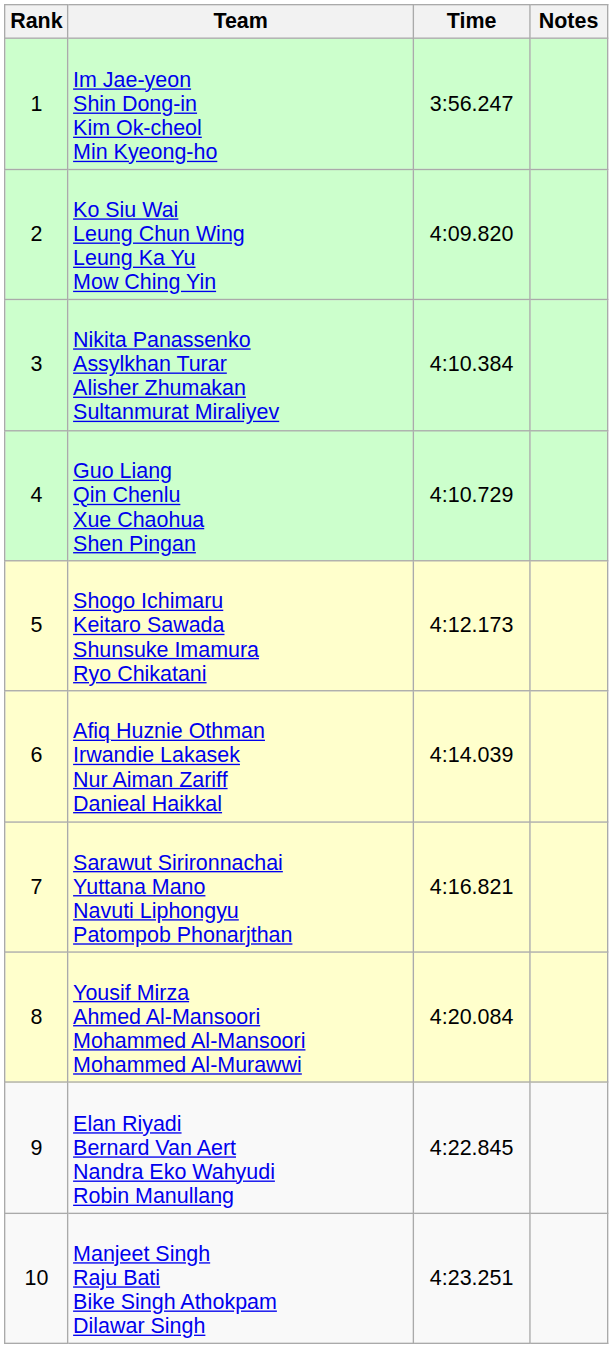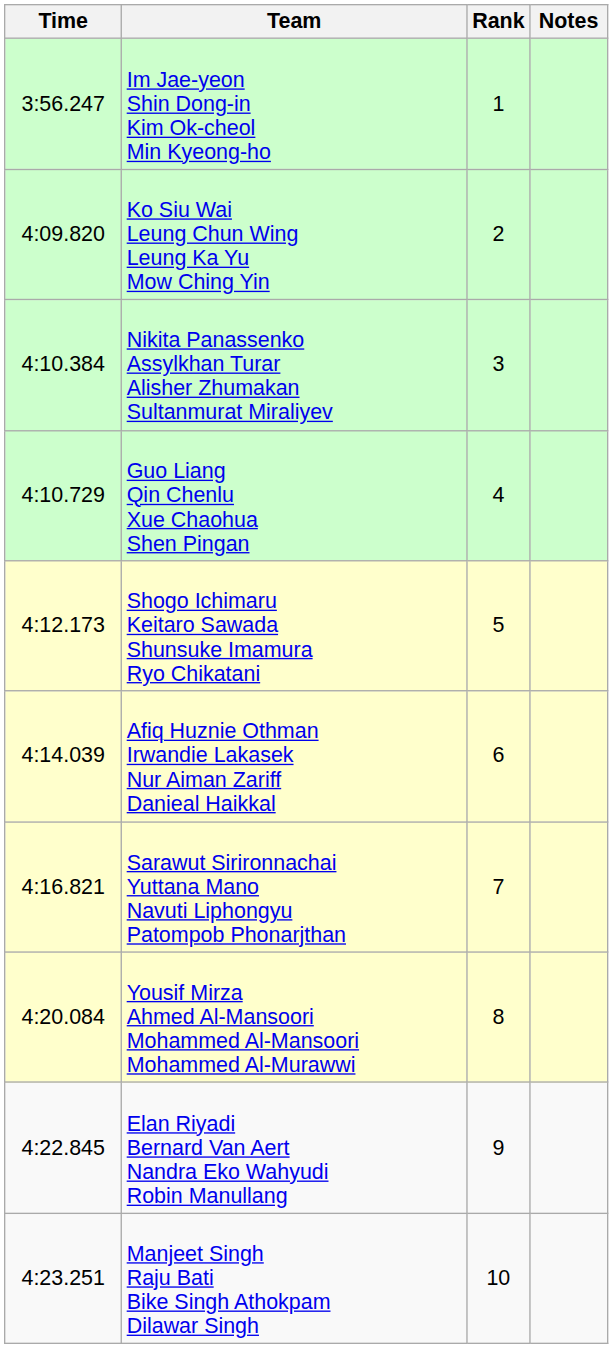columns swapped: (36, 21) <-> (472, 21)
